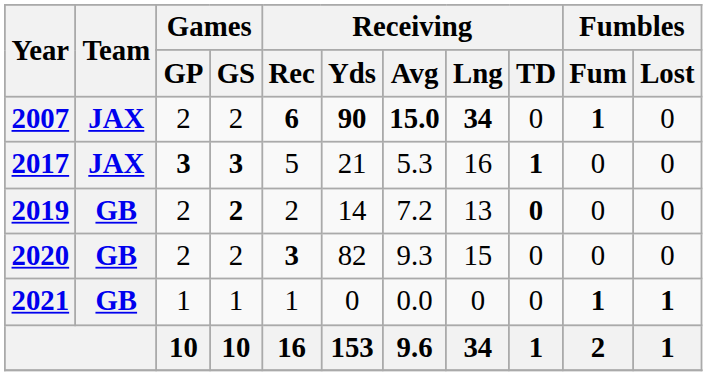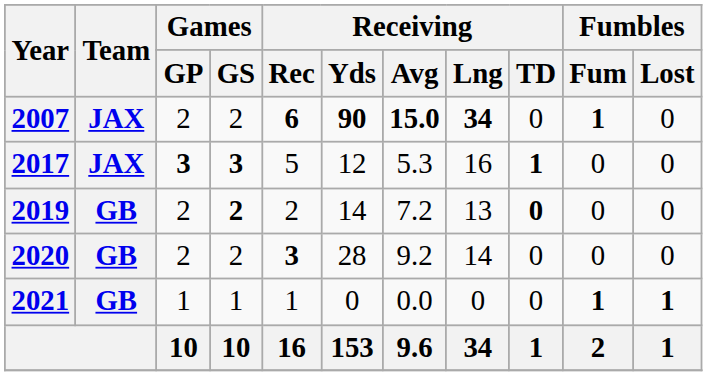(352, 164) 21 -> (352, 164) 12
(352, 255) 82 -> (352, 255) 28
(415, 255) 9.3 -> (415, 255) 9.2
(478, 255) 15 -> (478, 255) 14
